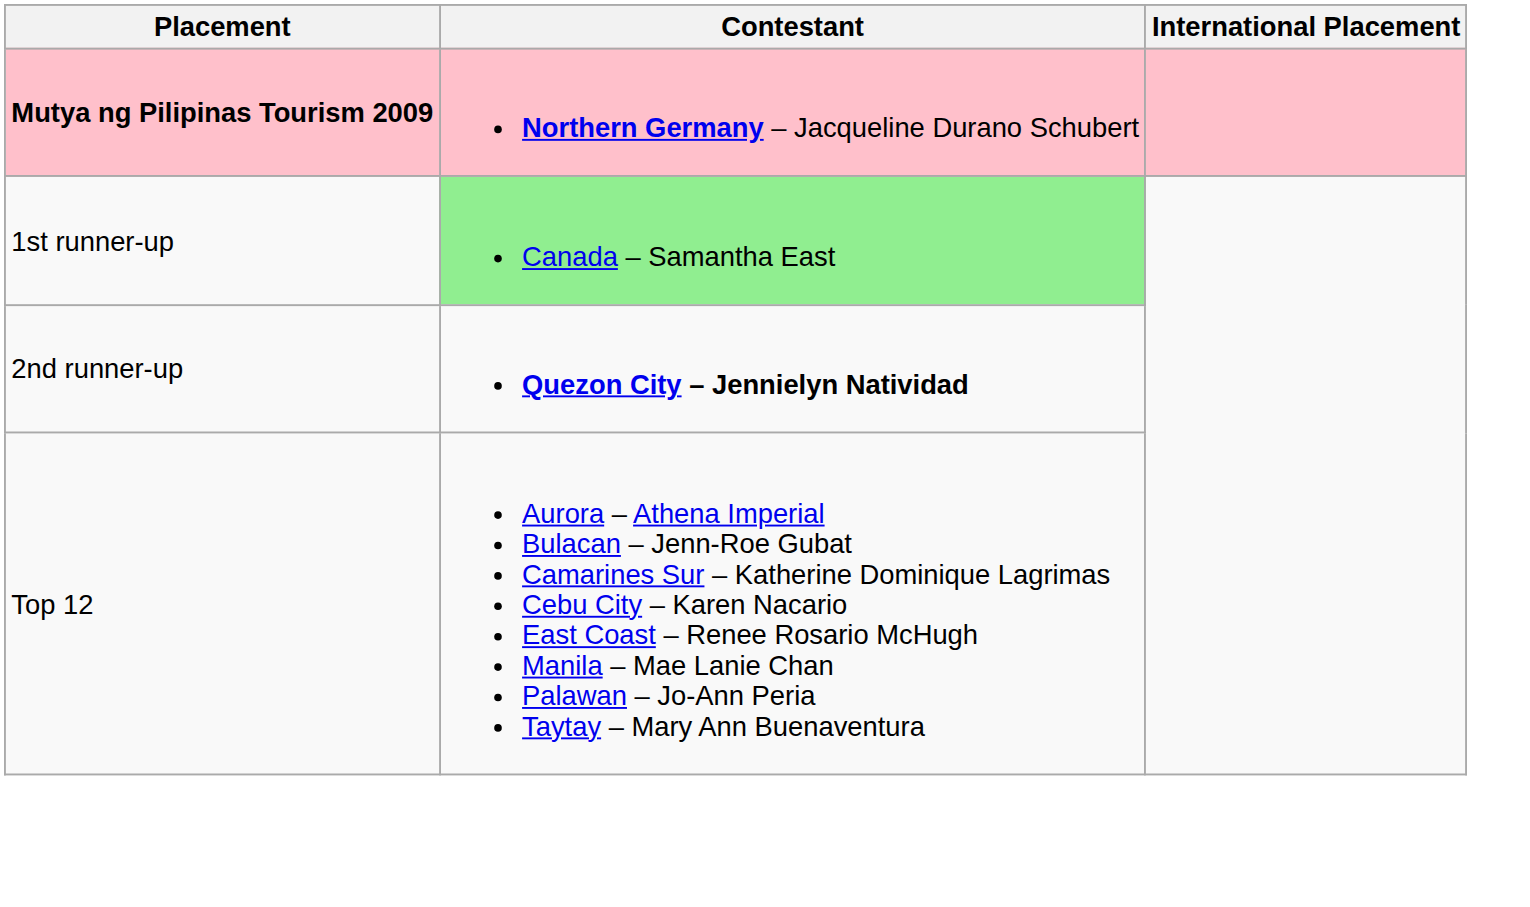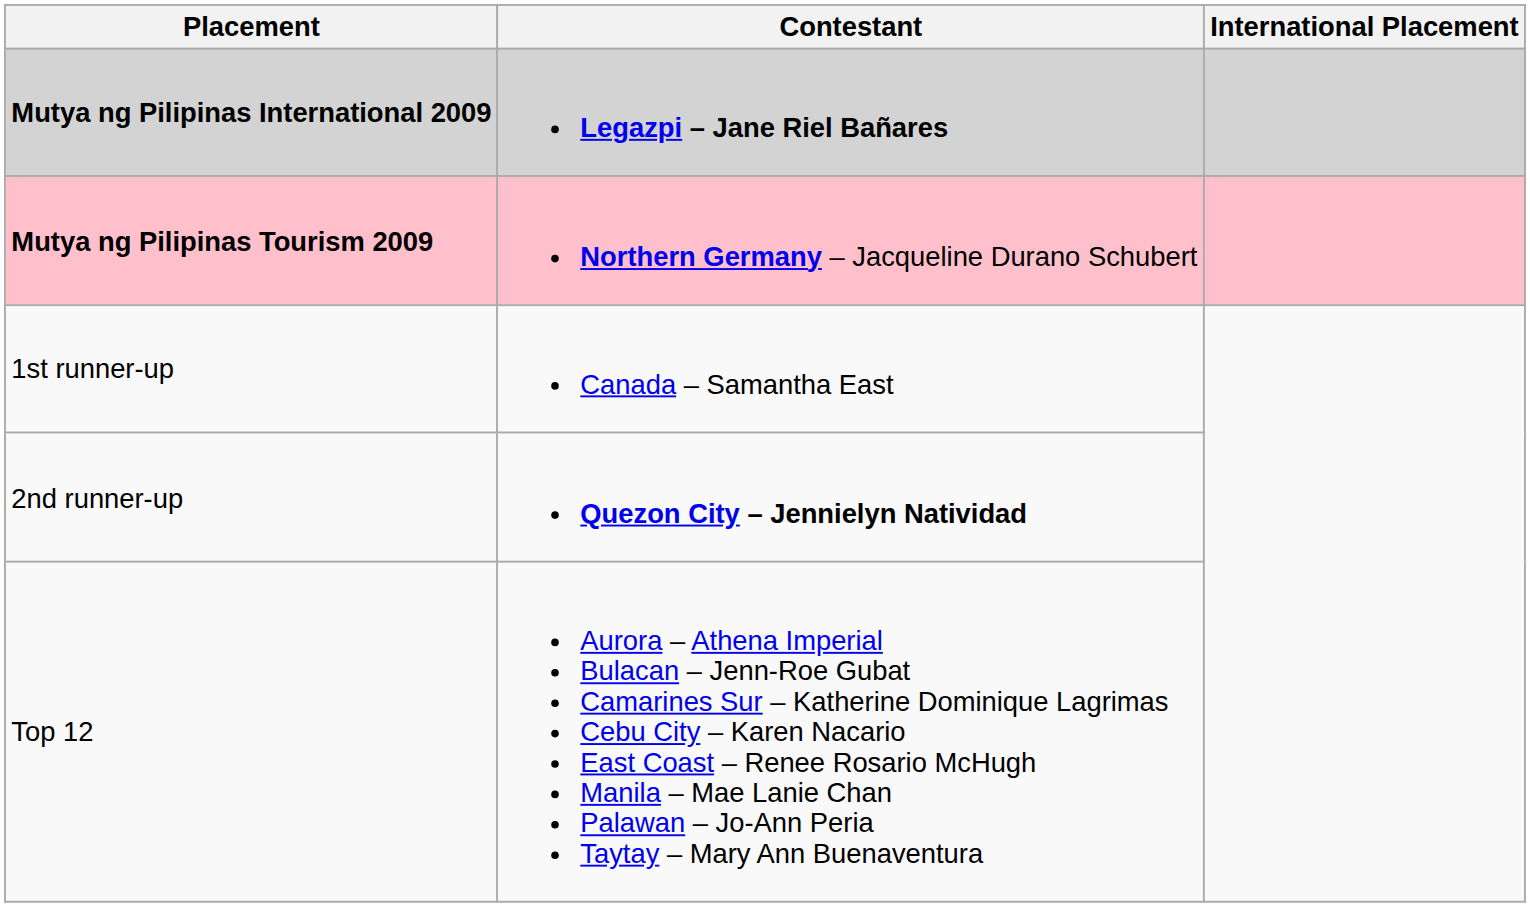+ row: (251, 113)
(793, 256) lightgreen background -> (851, 385) no background
